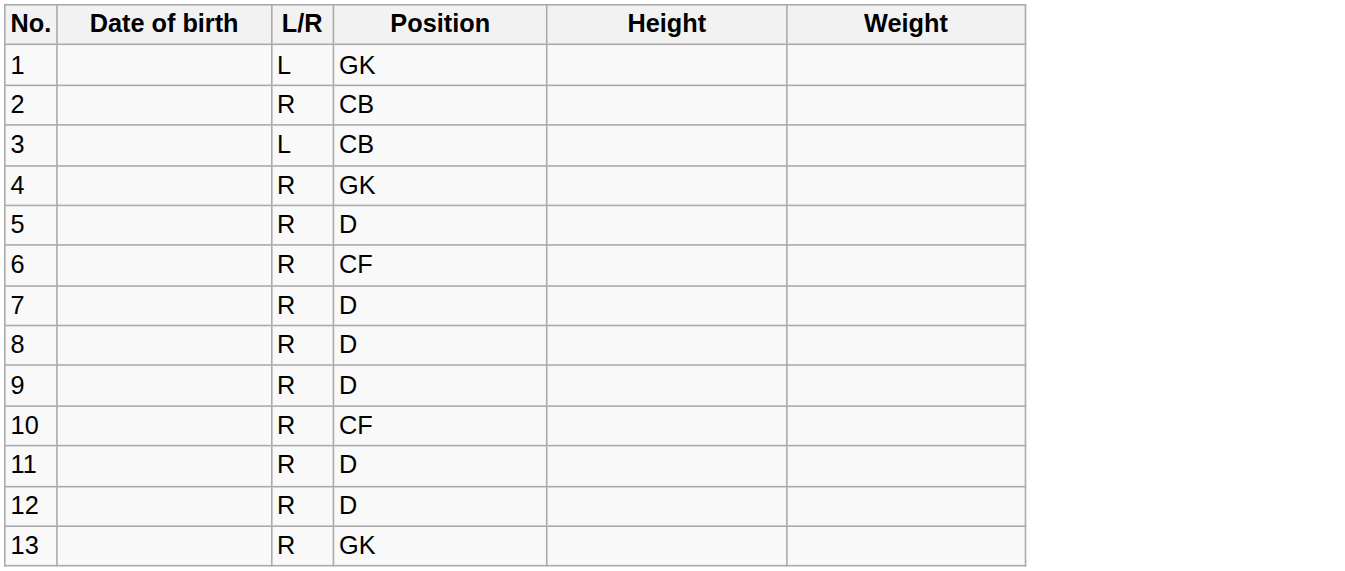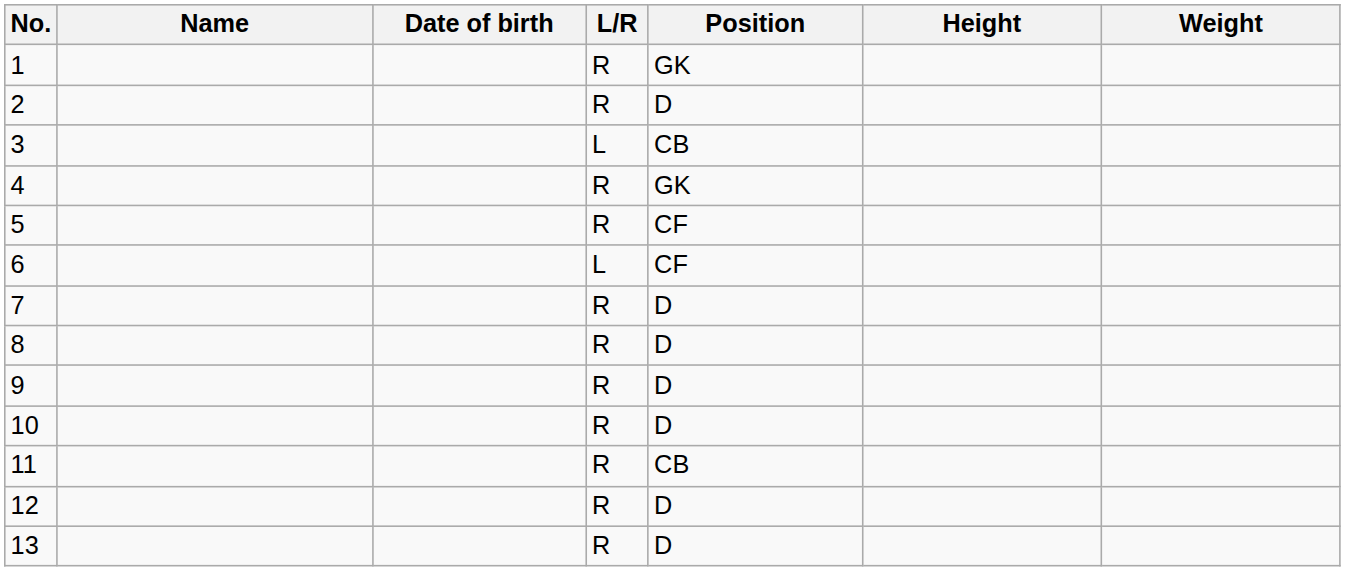+ column: (215, 24)
(284, 64) L -> (601, 64) R
(357, 104) CB -> (663, 104) D
(348, 225) D -> (671, 225) CF
(286, 265) R -> (599, 265) L
(356, 425) CF -> (663, 425) D
(348, 465) D -> (672, 465) CB
(357, 545) GK -> (663, 545) D
